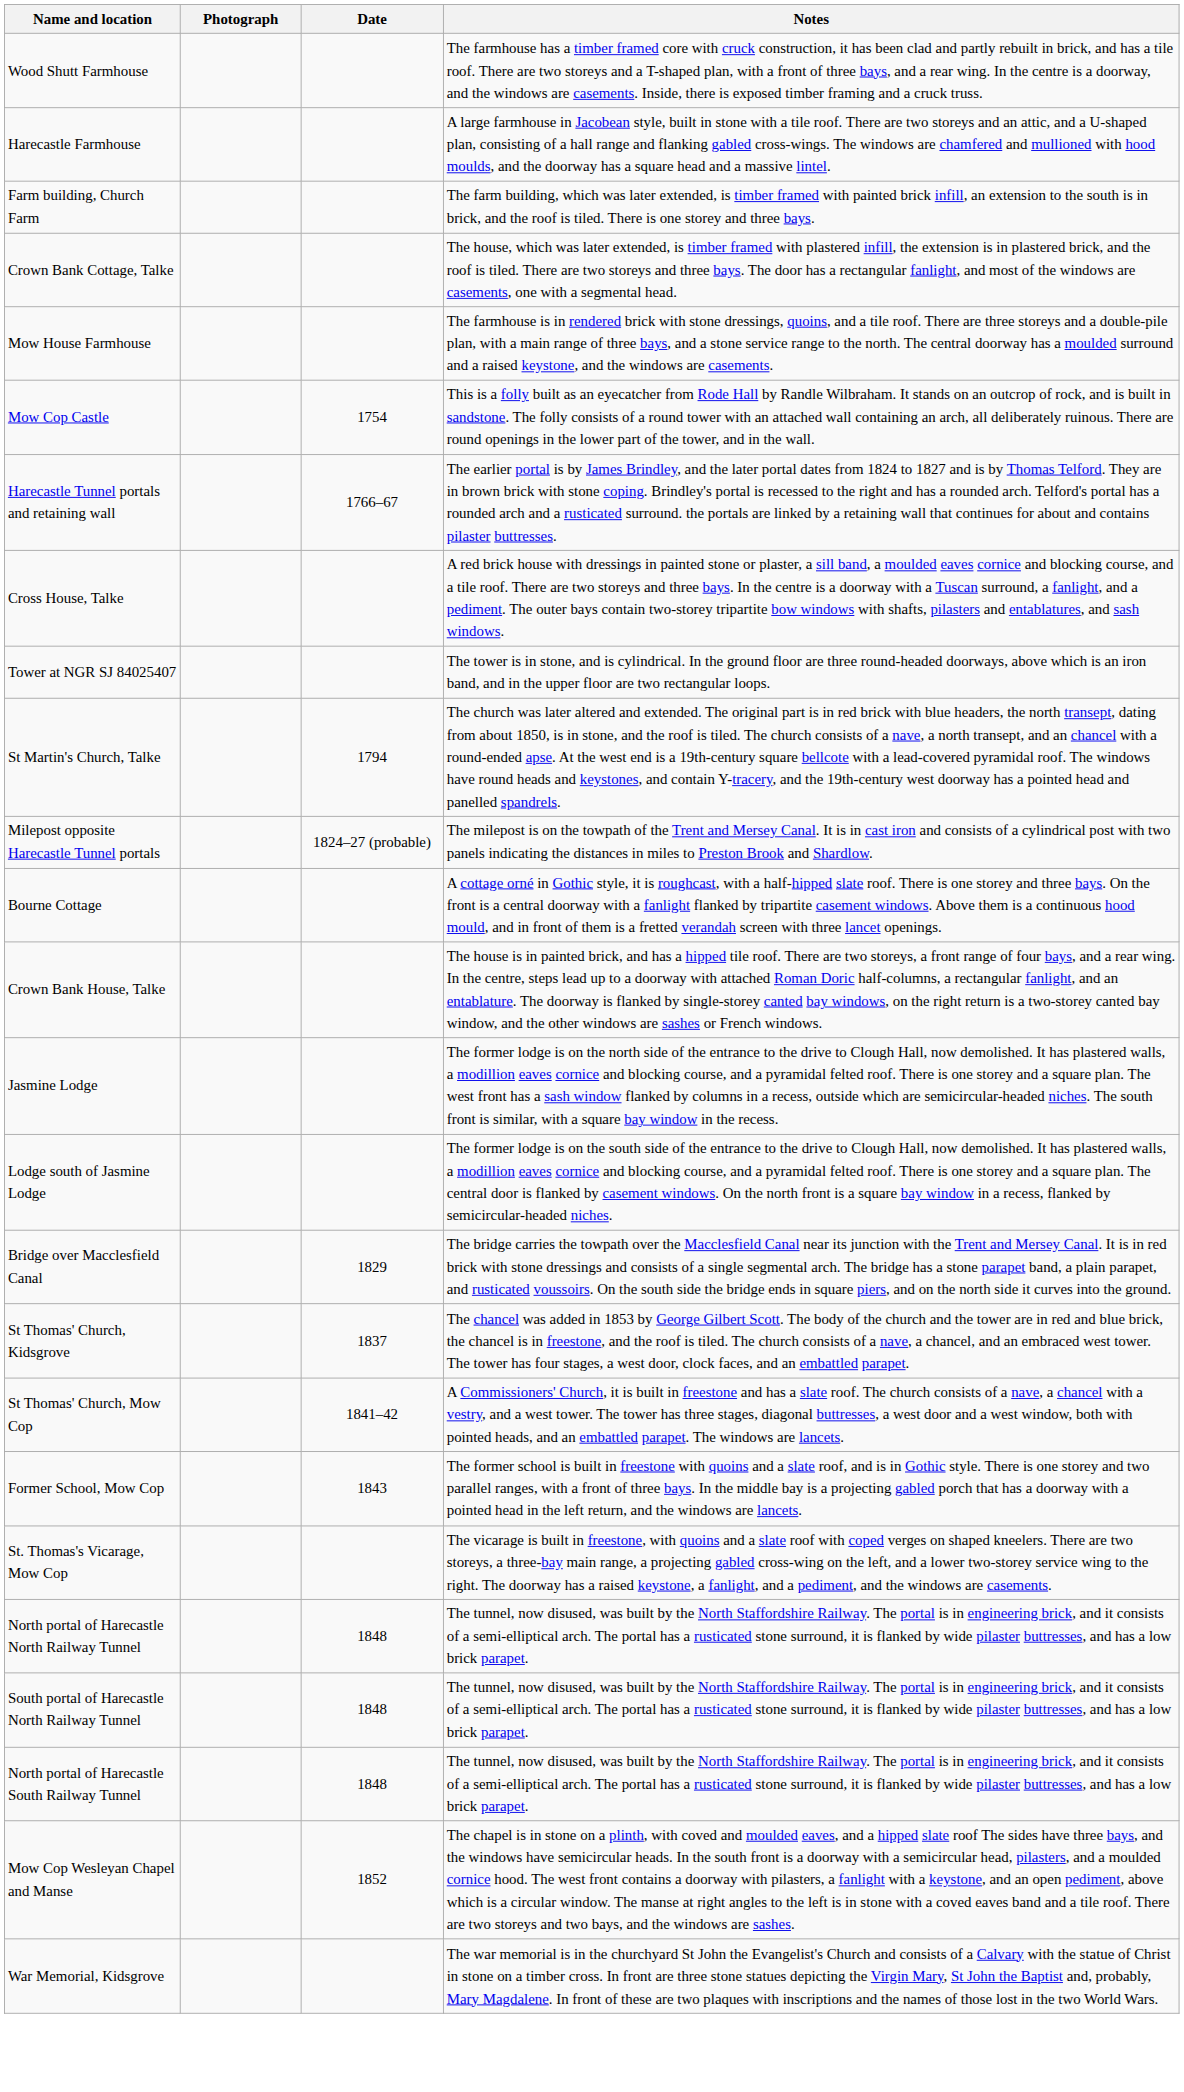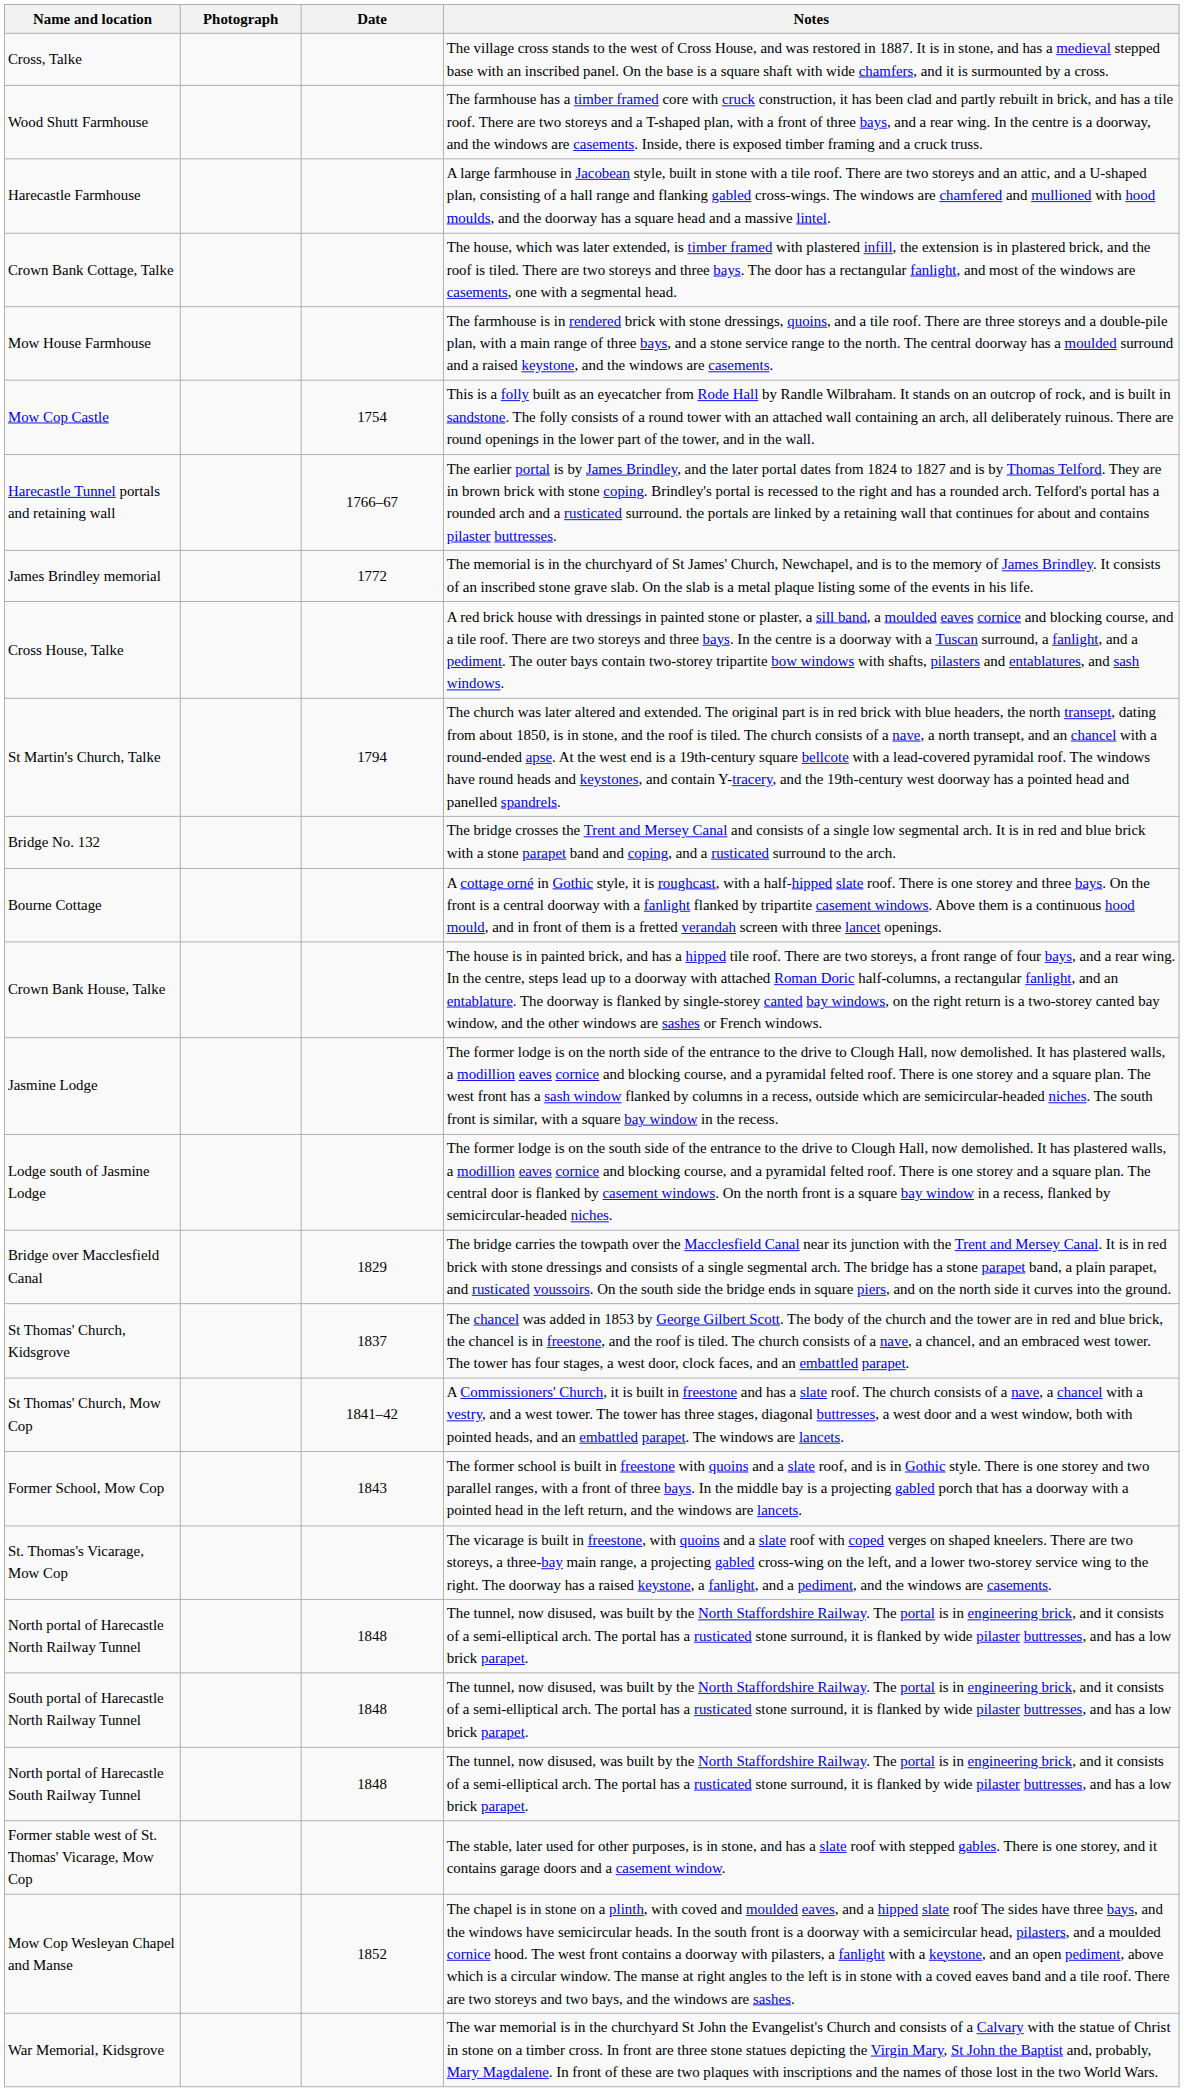+ row: (45, 59)
- row: (76, 207)
+ row: (84, 576)
- row: (92, 672)
+ row: (54, 842)
- row: (84, 842)
+ row: (82, 1857)
